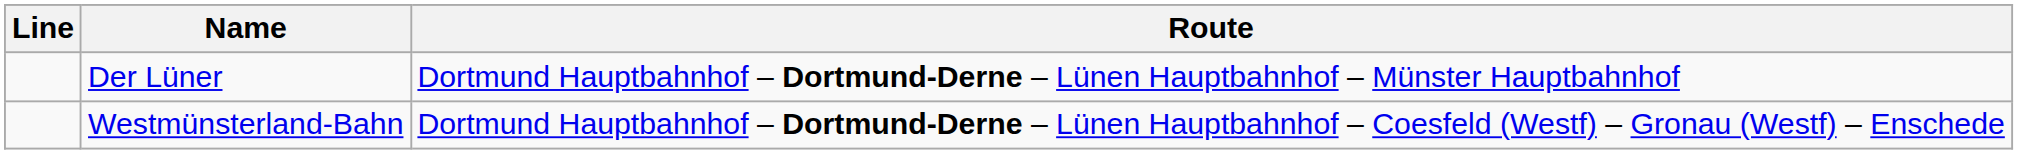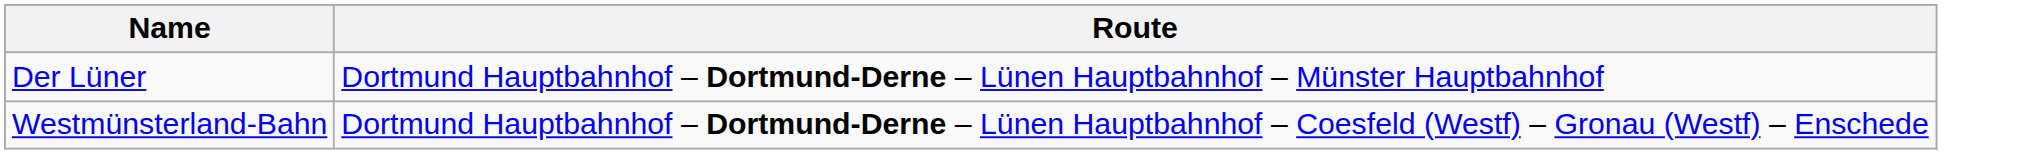- column: (43, 28)
